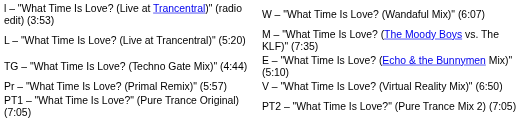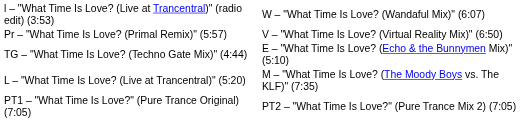rows swapped: (125, 40) <-> (115, 86)
